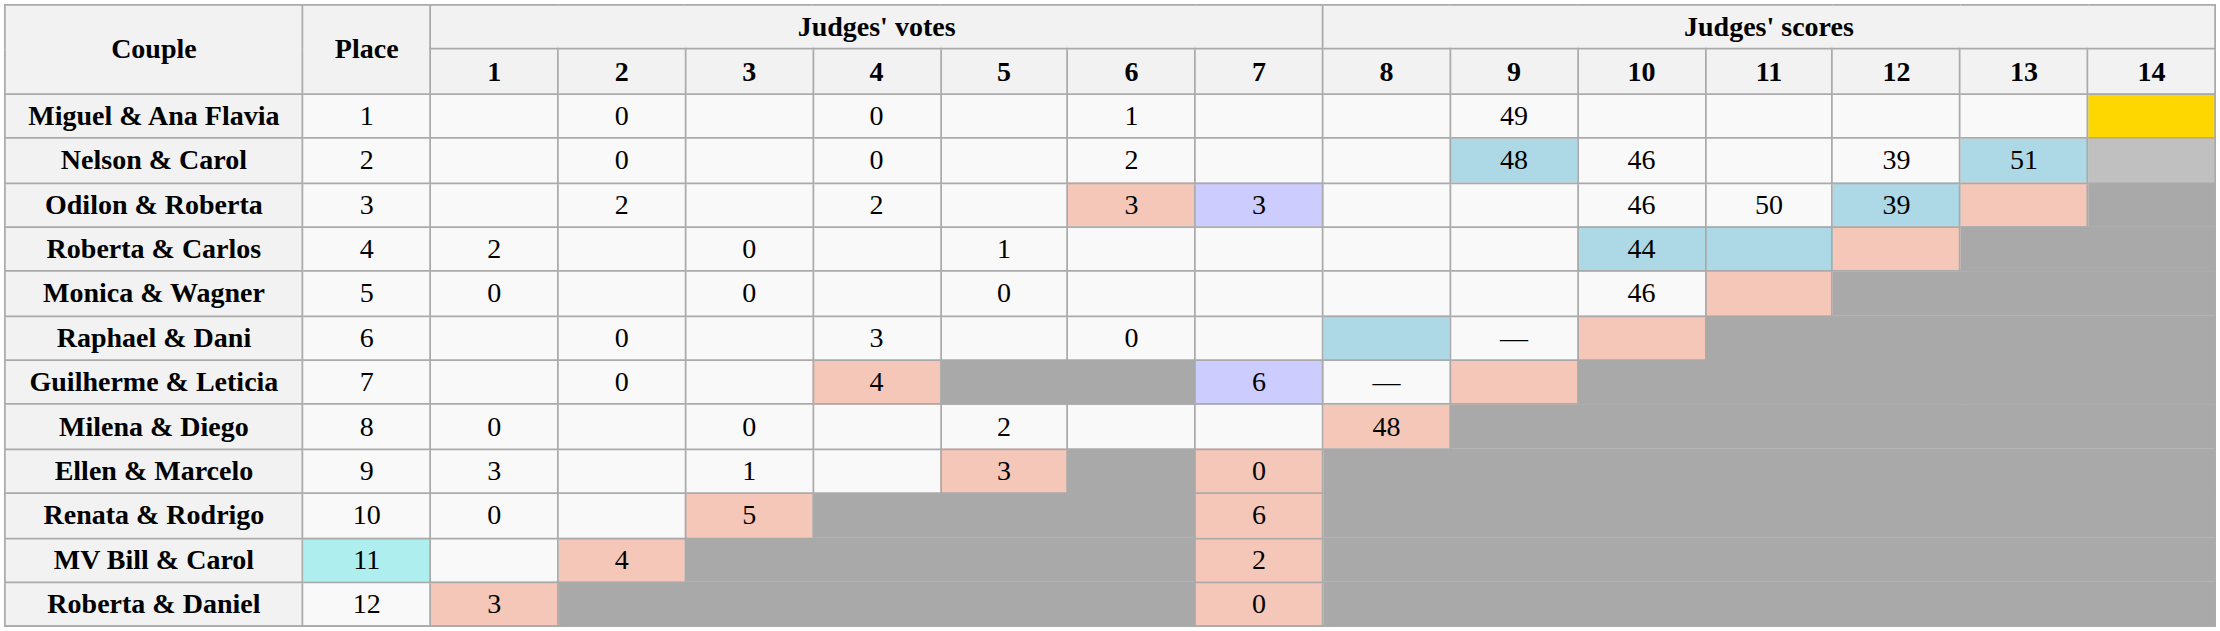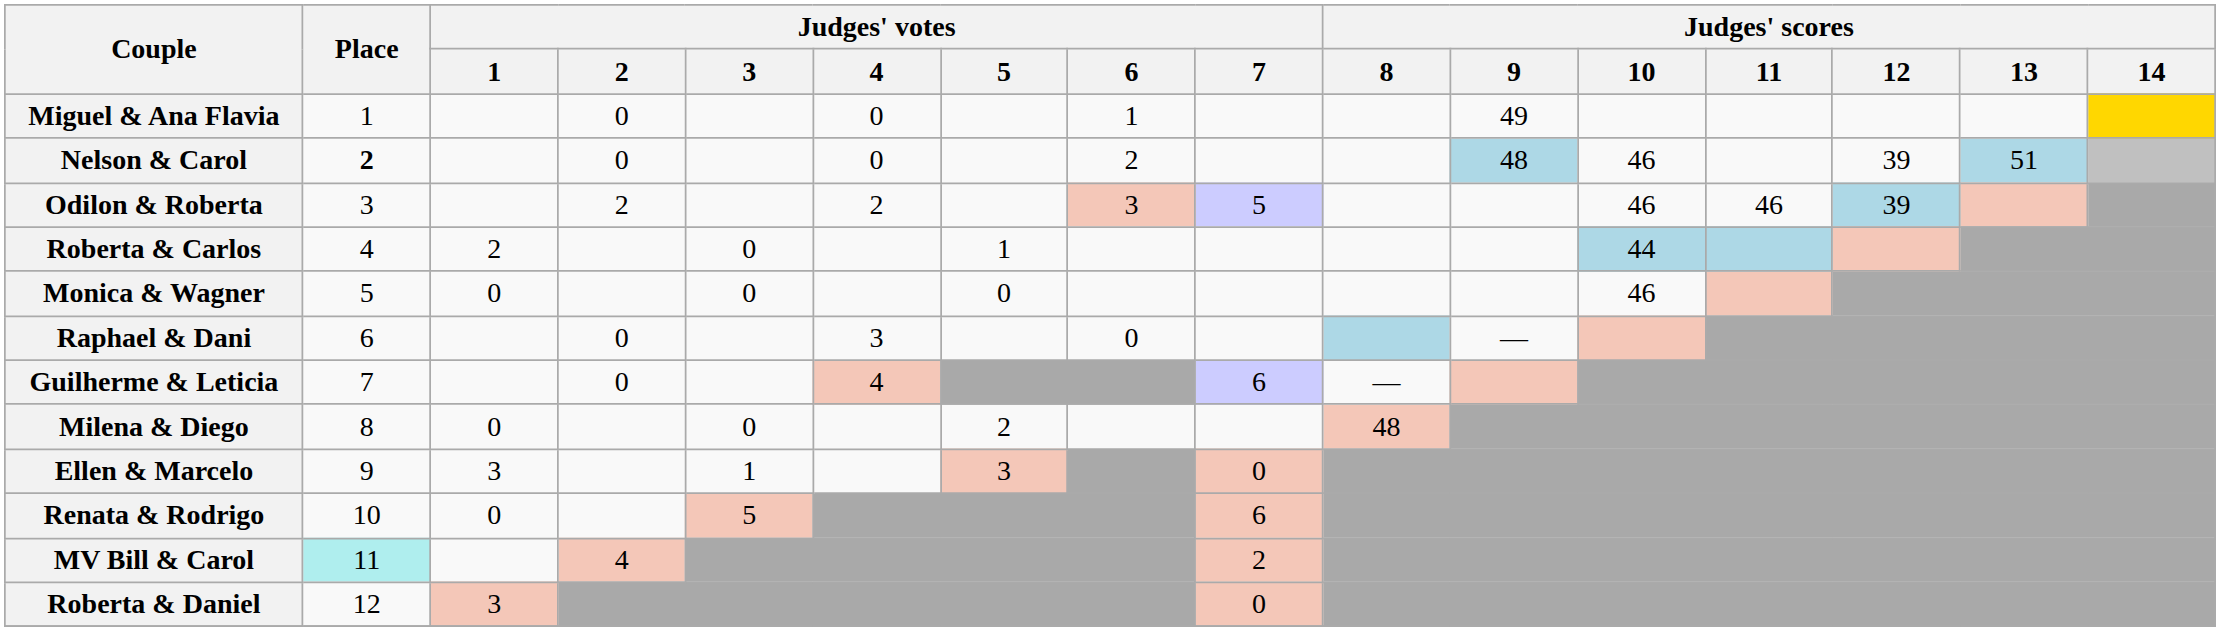(367, 159) normal -> (367, 159) bold
(1259, 204) 3 -> (1259, 204) 5
(1769, 204) 50 -> (1769, 204) 46
